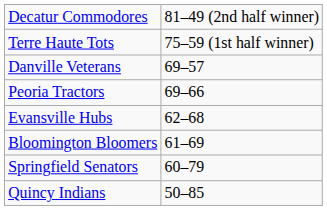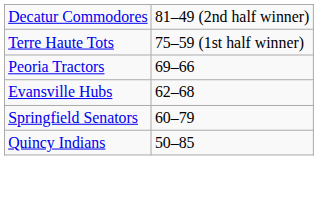- row: (65, 67)
- row: (83, 142)
